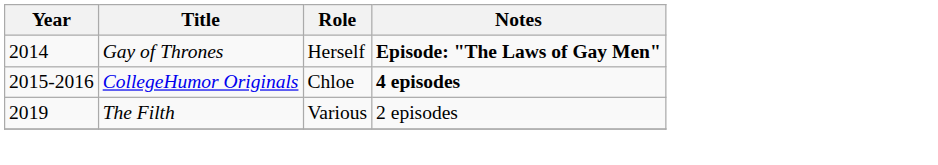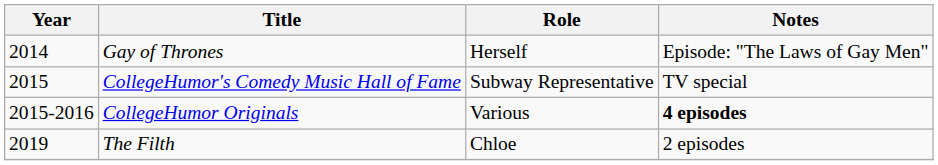(518, 50) bold -> (796, 50) normal
+ row: (282, 81)
(331, 81) Chloe -> (500, 112) Various
(337, 112) Various -> (493, 143) Chloe
